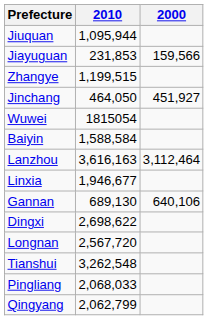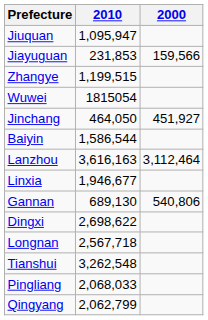(108, 36) 1,095,944 -> (108, 36) 1,095,947
rows swapped: (34, 98) <-> (27, 119)
(108, 139) 1,588,584 -> (108, 139) 1,586,544
(176, 202) 640,106 -> (176, 202) 540,806
(108, 243) 2,567,720 -> (108, 243) 2,567,718
